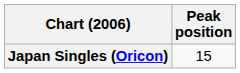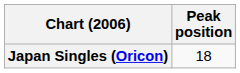(204, 56) 15 -> (204, 56) 18
